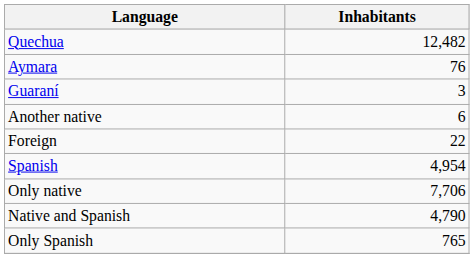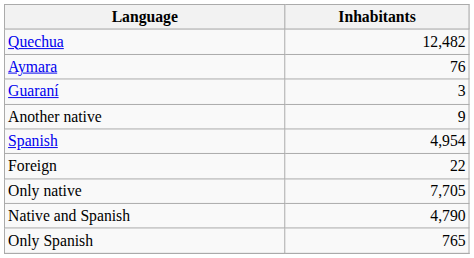(462, 116) 6 -> (462, 116) 9
rows swapped: (33, 166) <-> (32, 141)
(448, 191) 7,706 -> (448, 191) 7,705
